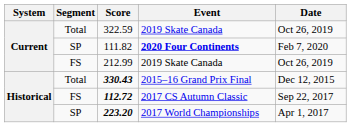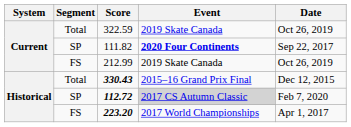(303, 46) Feb 7, 2020 -> (306, 46) Sep 22, 2017
(76, 96) FS -> (76, 96) SP
(194, 96) no background -> (194, 96) lightgrey background
(306, 96) Sep 22, 2017 -> (303, 96) Feb 7, 2020
(76, 113) SP -> (76, 113) FS
